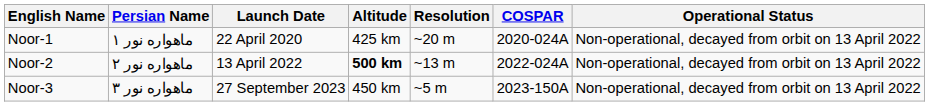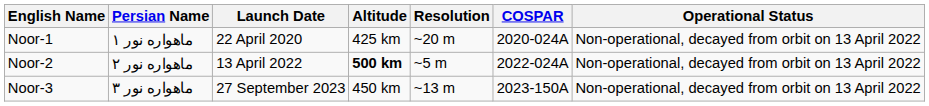(434, 64) ~13 m -> (430, 64) ~5 m
(430, 88) ~5 m -> (434, 88) ~13 m
